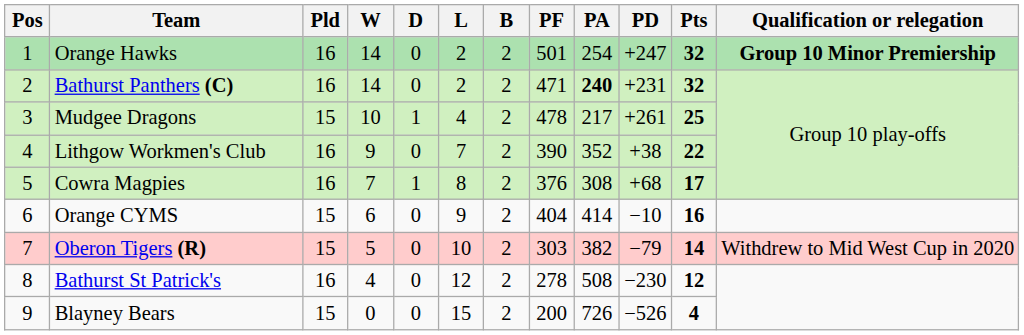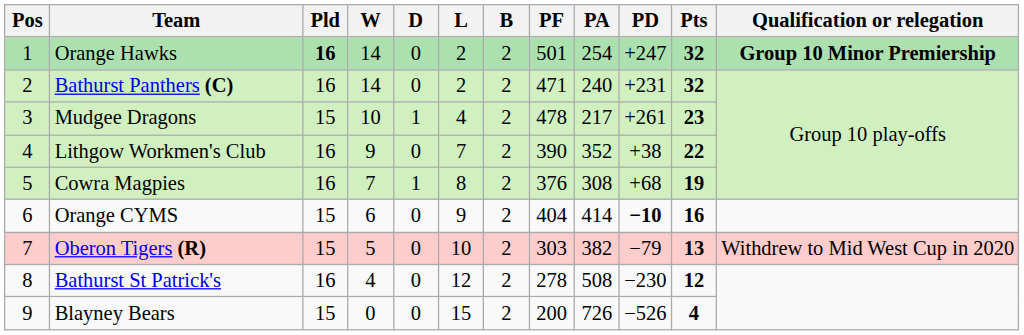(325, 53) normal -> (325, 53) bold
(597, 85) bold -> (597, 85) normal
(694, 118) 25 -> (694, 118) 23
(694, 183) 17 -> (694, 183) 19
(645, 215) normal -> (645, 215) bold
(694, 248) 14 -> (694, 248) 13
